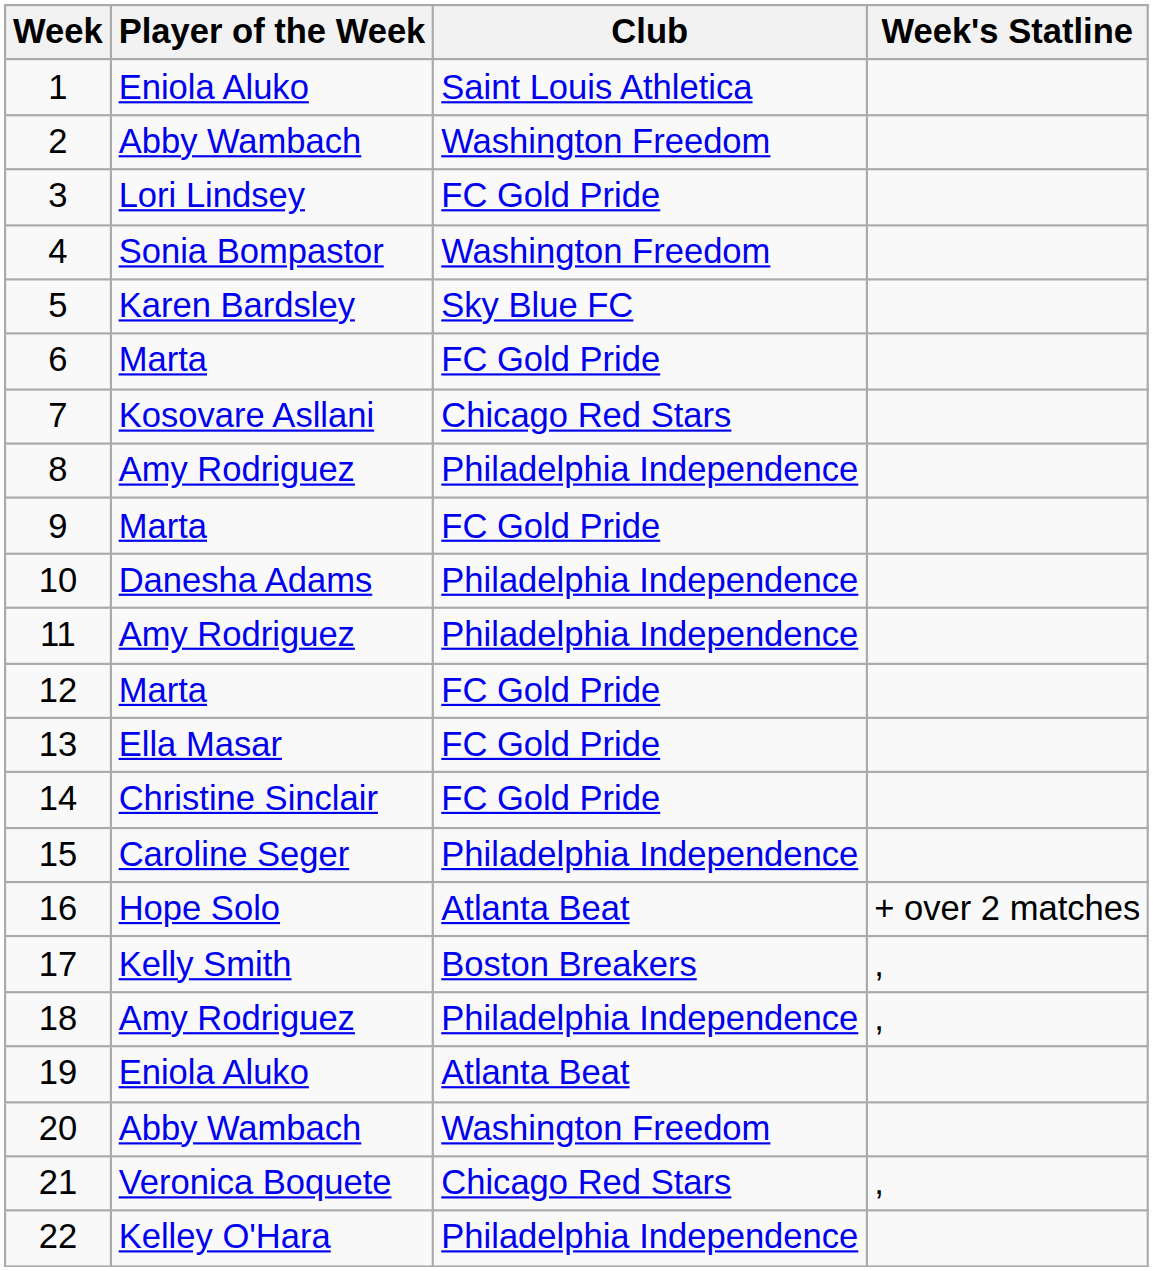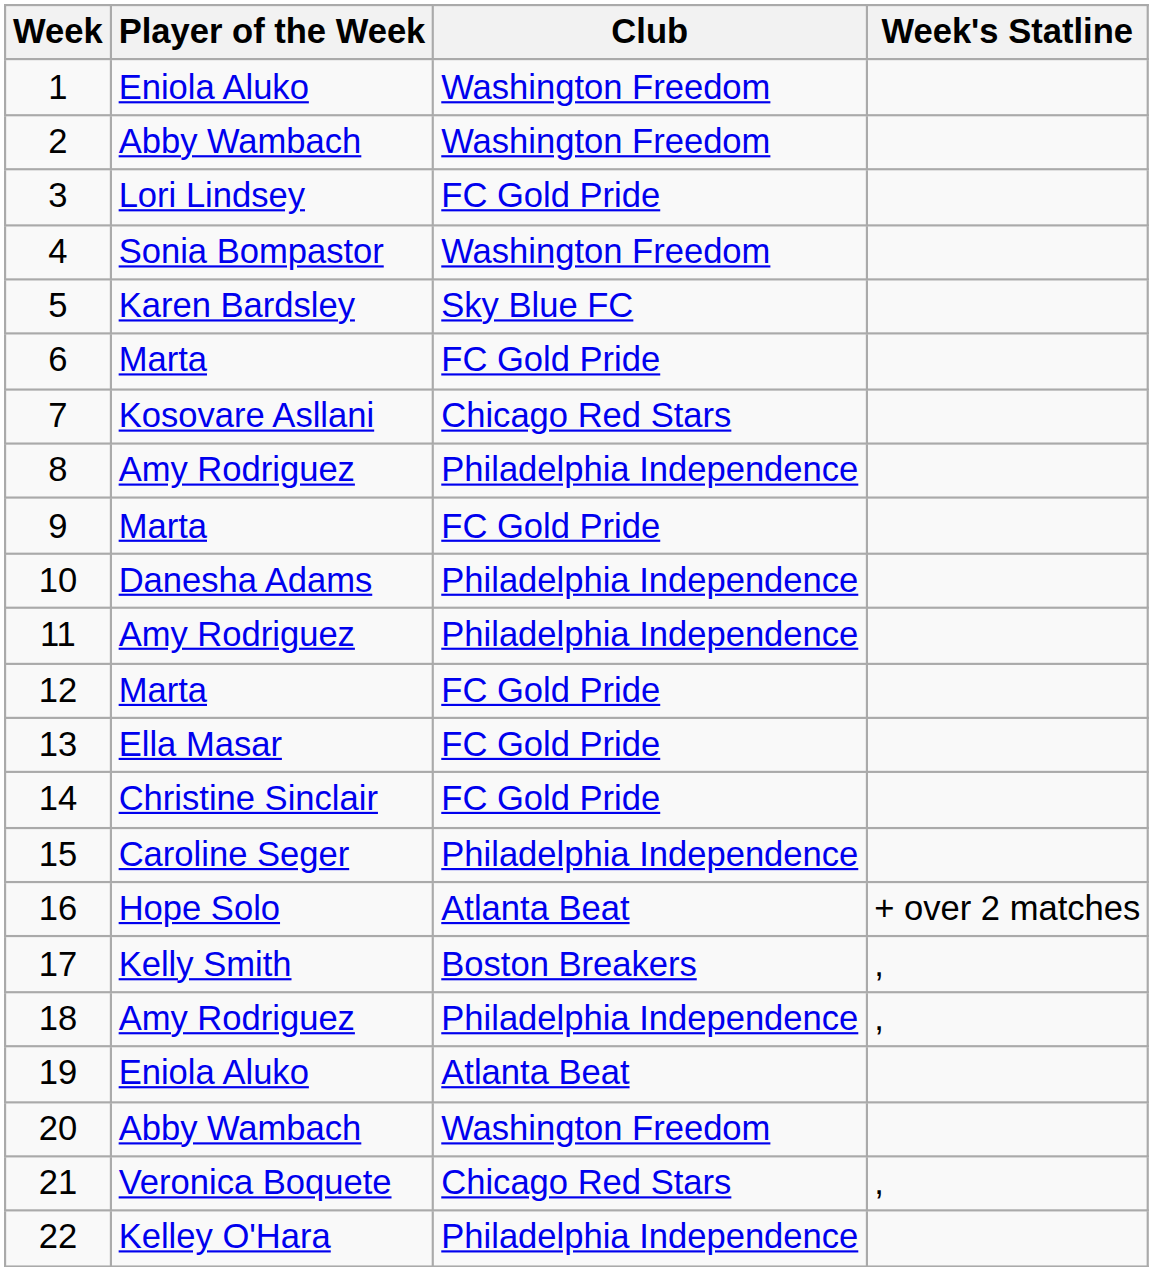(597, 86) Saint Louis Athletica -> (606, 86) Washington Freedom
